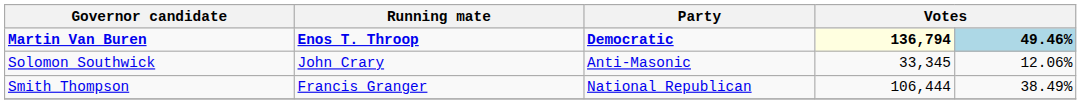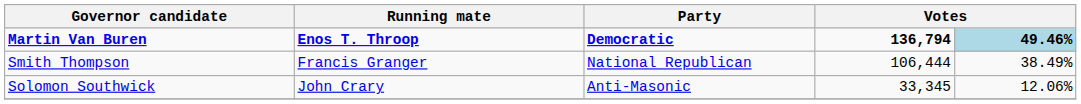(921, 40) lightyellow background -> (921, 40) no background
rows swapped: (69, 87) <-> (82, 63)
